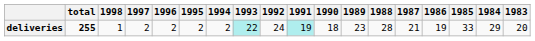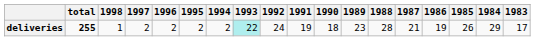(306, 28) paleturquoise background -> (306, 28) no background
(468, 28) 33 -> (468, 28) 26
(522, 28) 20 -> (522, 28) 17
